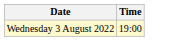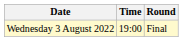+ column: (161, 12)
